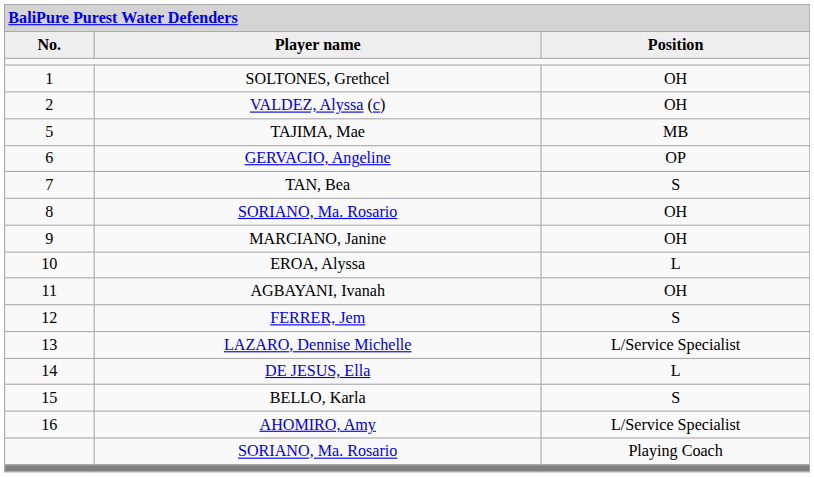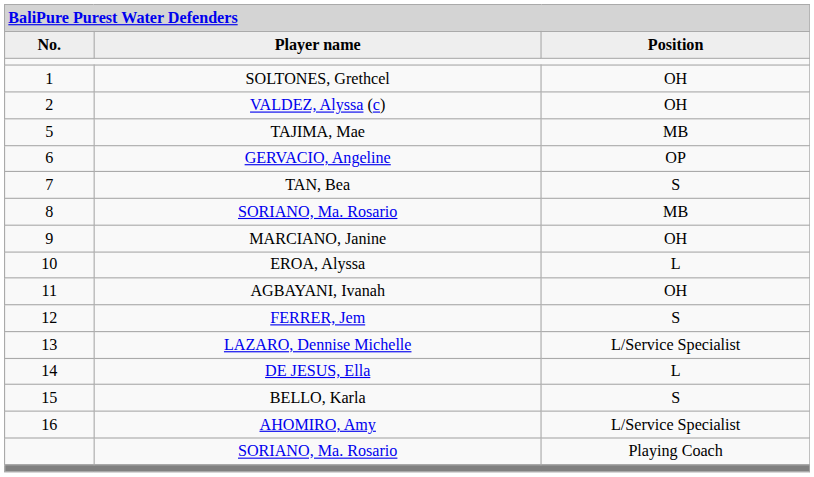(676, 211) OH -> (676, 211) MB
